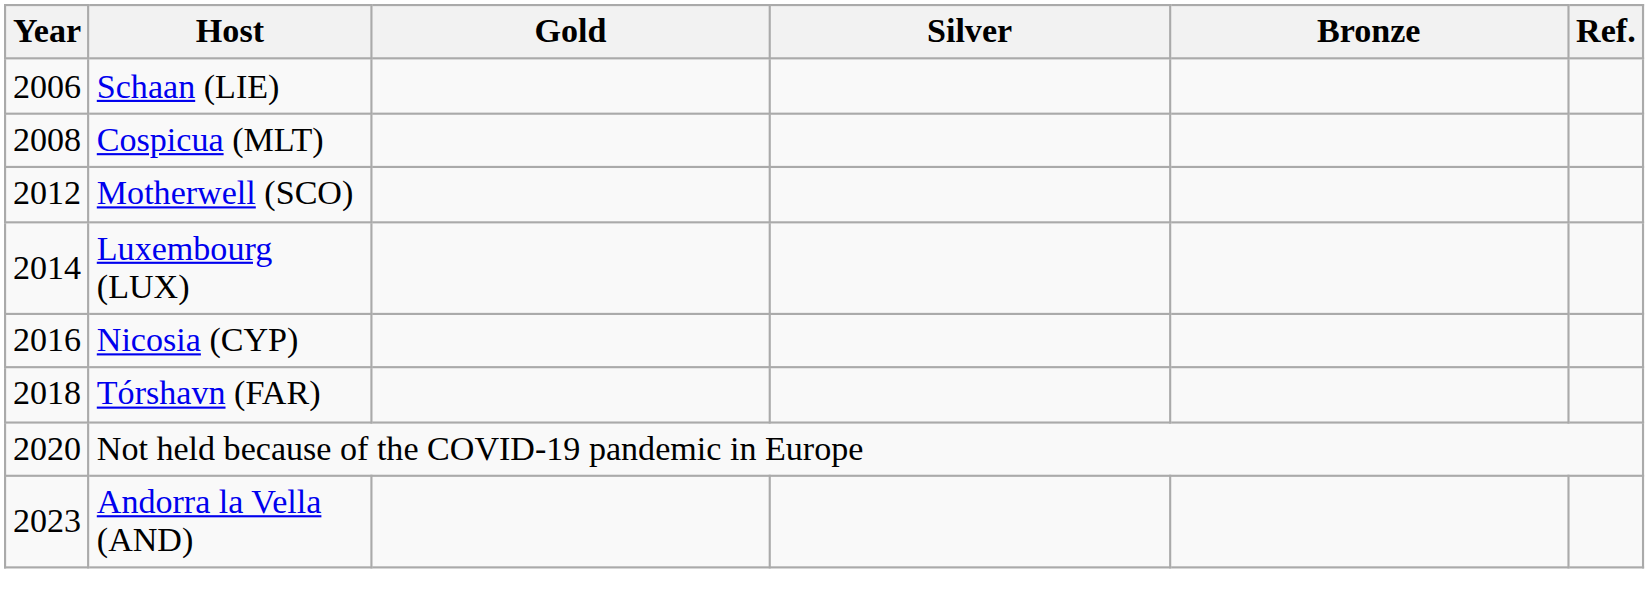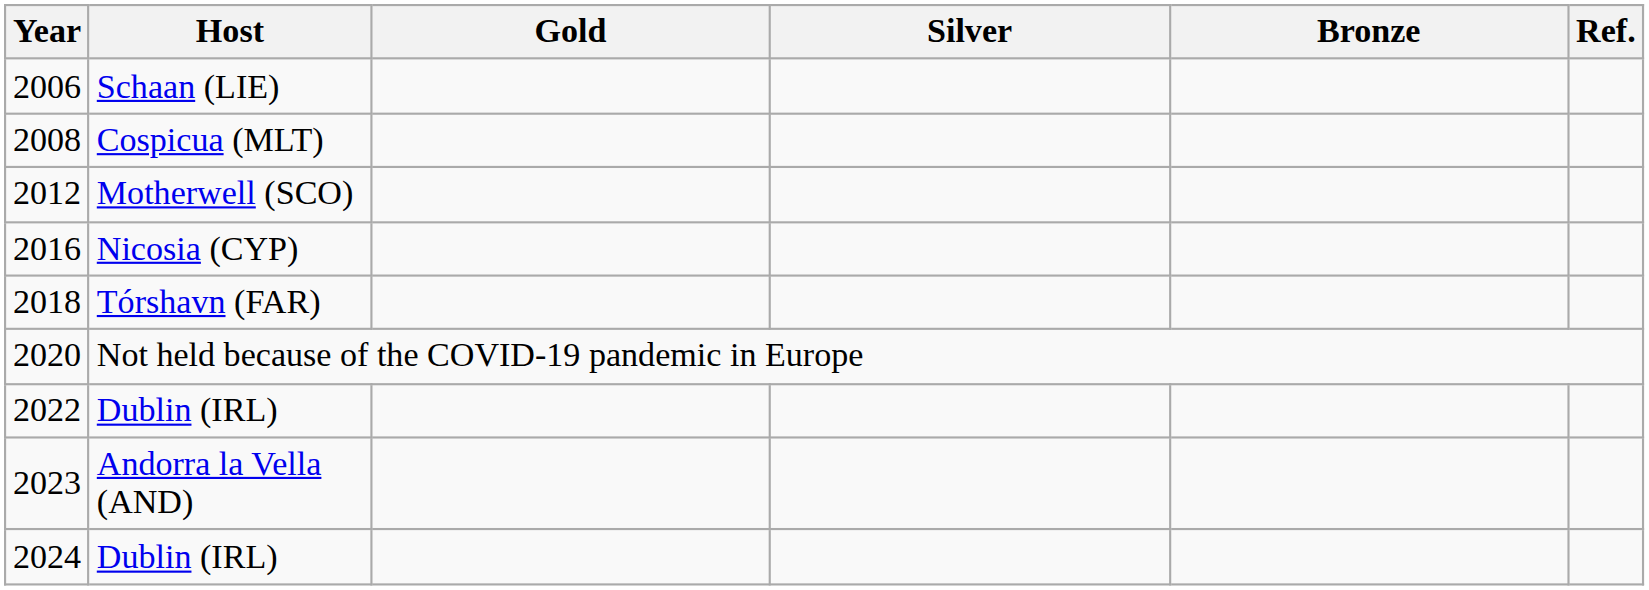- row: (47, 266)
+ row: (47, 409)
+ row: (47, 556)
